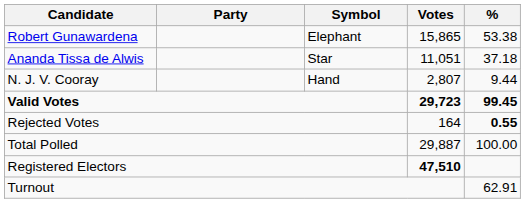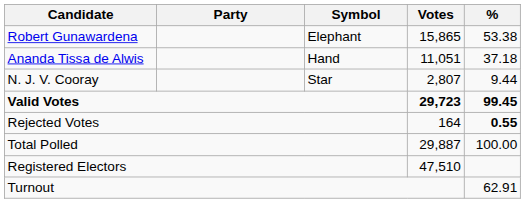(320, 58) Star -> (324, 58) Hand
(324, 79) Hand -> (320, 79) Star
(440, 166) bold -> (440, 166) normal
